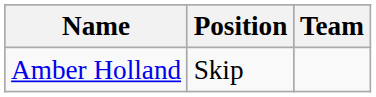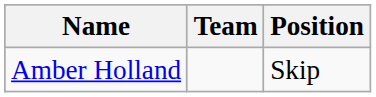columns swapped: (240, 26) <-> (332, 26)
